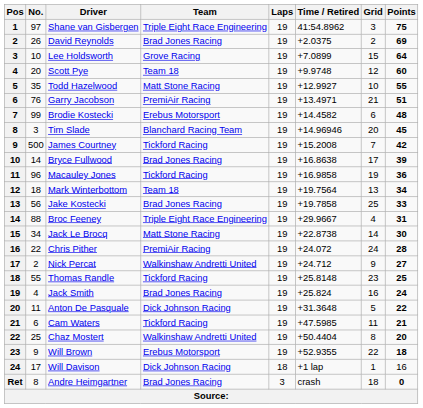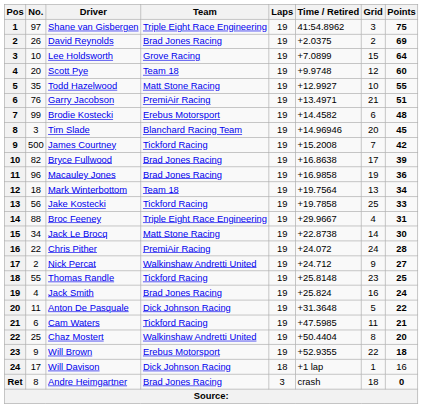(36, 160) 14 -> (36, 160) 82
(175, 175) Tickford Racing -> (182, 175) Brad Jones Racing
(182, 204) Brad Jones Racing -> (175, 204) Tickford Racing
